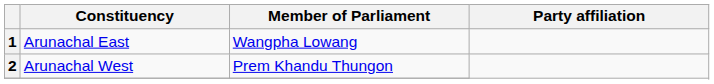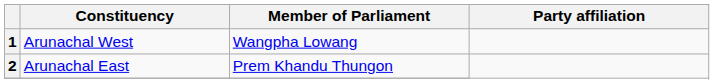(76, 41) Arunachal East -> (78, 41) Arunachal West
(78, 66) Arunachal West -> (76, 66) Arunachal East
